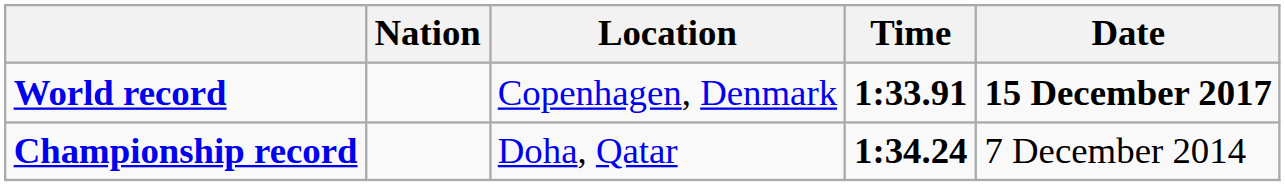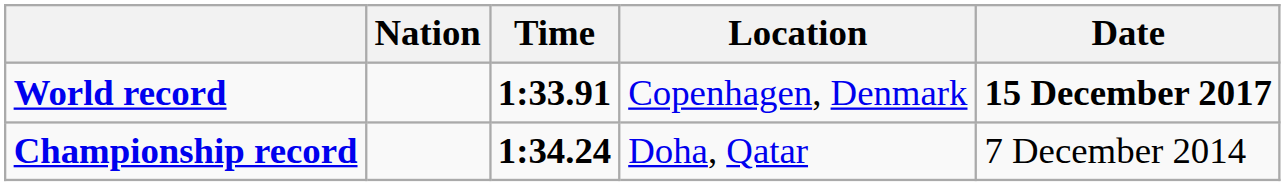columns swapped: (911, 33) <-> (667, 33)
